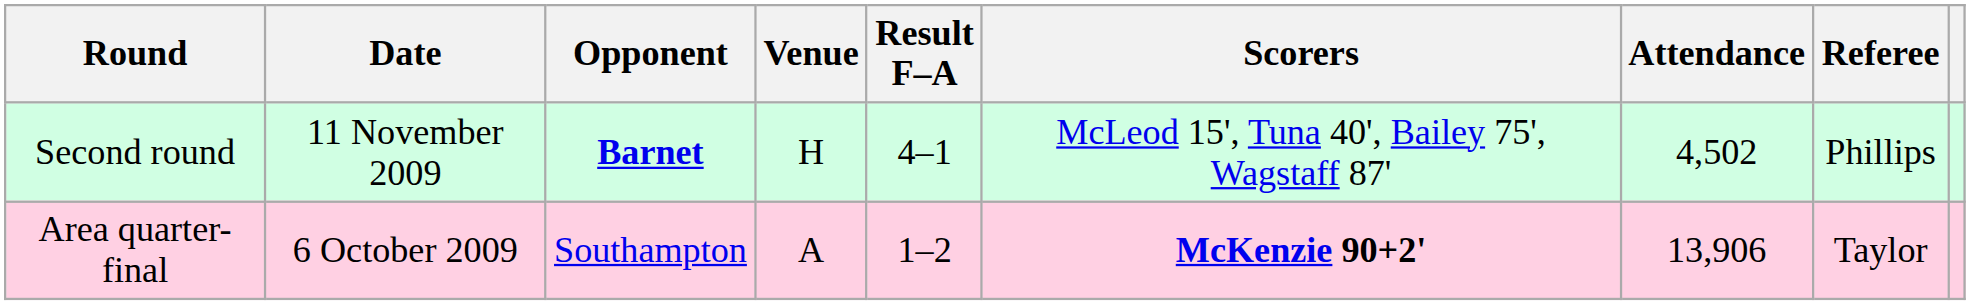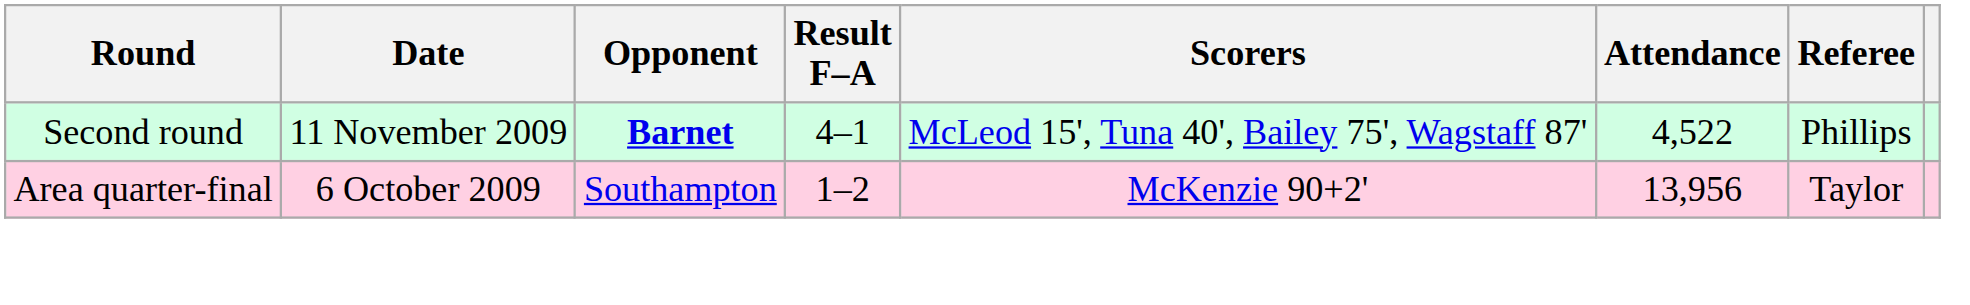- column: (811, 53)
(1717, 151) 4,502 -> (1692, 131) 4,522
(1301, 249) bold -> (1248, 188) normal
(1717, 249) 13,906 -> (1692, 188) 13,956
